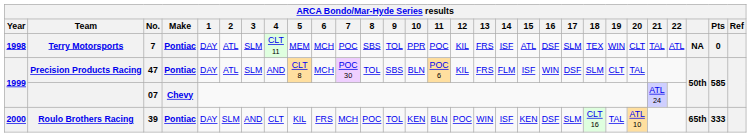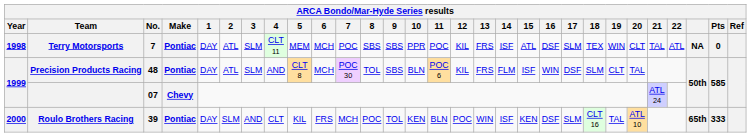(394, 46) TOL -> (394, 46) SBS
(153, 70) 47 -> (153, 70) 48
